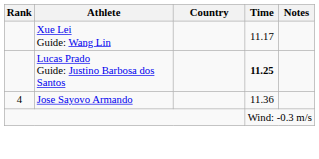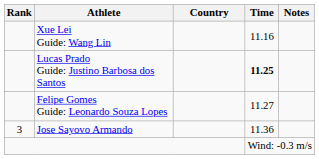(262, 36) 11.17 -> (262, 36) 11.16
+ row: (102, 106)
(19, 100) 4 -> (19, 129) 3
